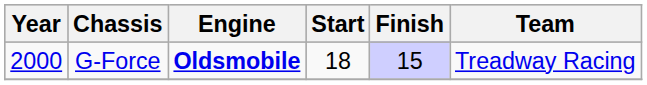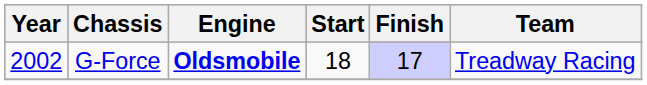(36, 60) 2000 -> (36, 60) 2002
(410, 60) 15 -> (410, 60) 17
